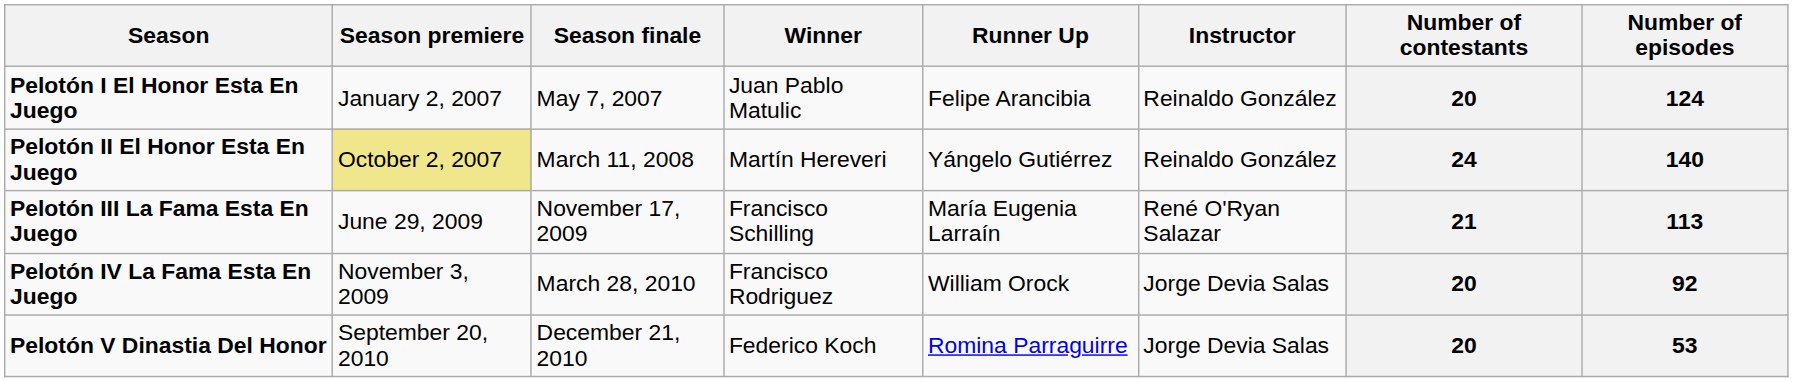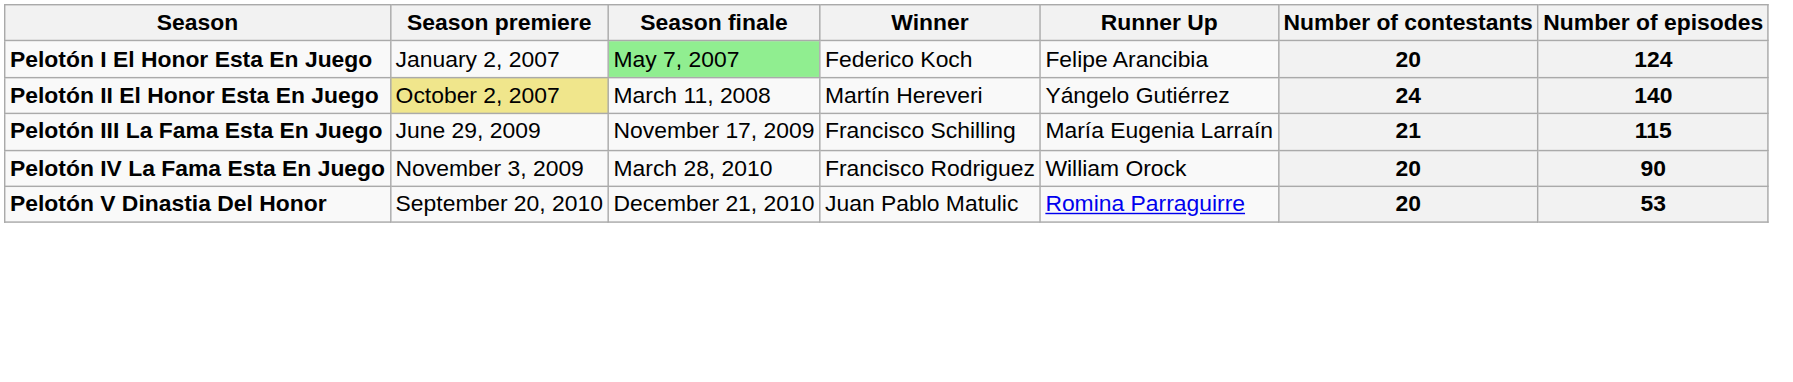- column: (1242, 35)
(600, 97) no background -> (676, 58) lightgreen background
(786, 97) Juan Pablo Matulic -> (899, 58) Federico Koch
(1685, 221) 113 -> (1653, 131) 115
(1685, 283) 92 -> (1653, 167) 90
(803, 345) Federico Koch -> (922, 204) Juan Pablo Matulic
